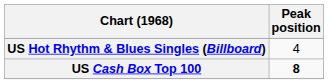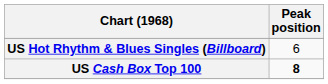(296, 48) 4 -> (296, 48) 6
